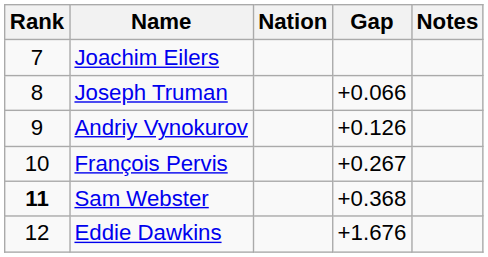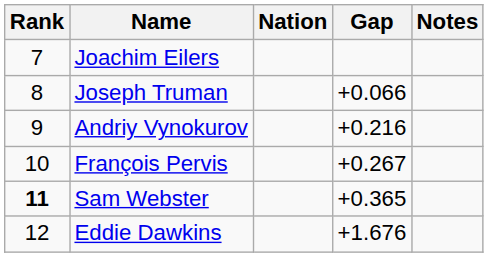(372, 127) +0.126 -> (372, 127) +0.216
(372, 198) +0.368 -> (372, 198) +0.365
